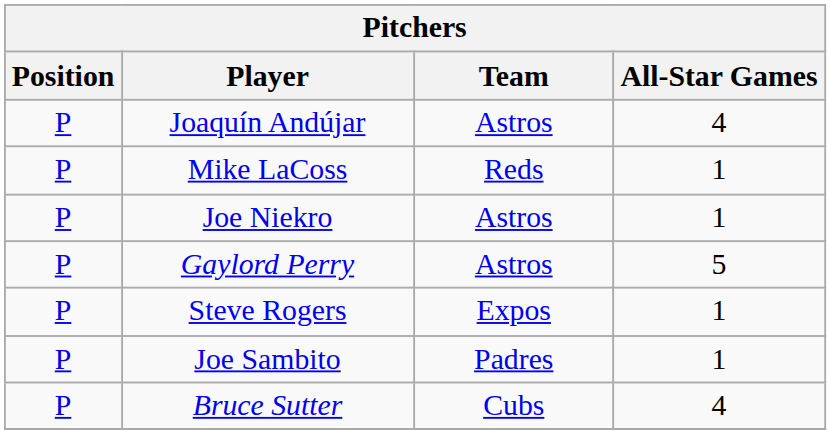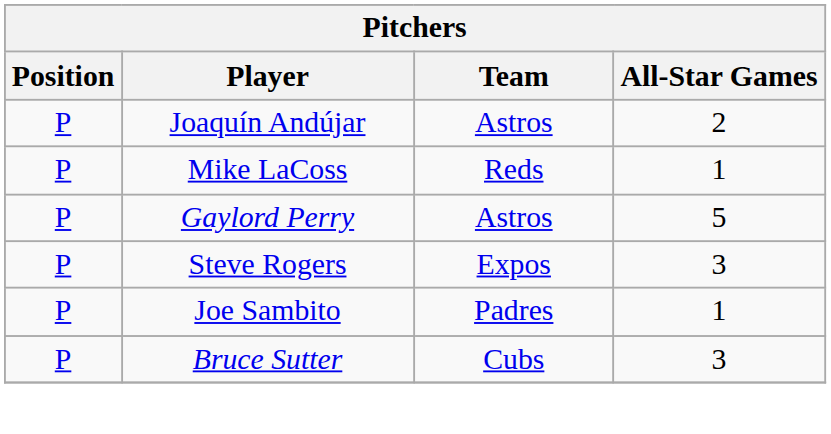(719, 122) 4 -> (719, 122) 2
- row: (268, 216)
(719, 311) 1 -> (719, 264) 3
(719, 405) 4 -> (719, 358) 3
